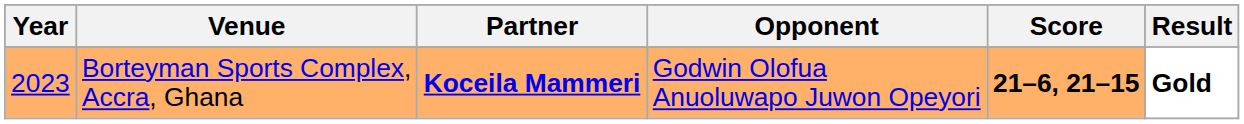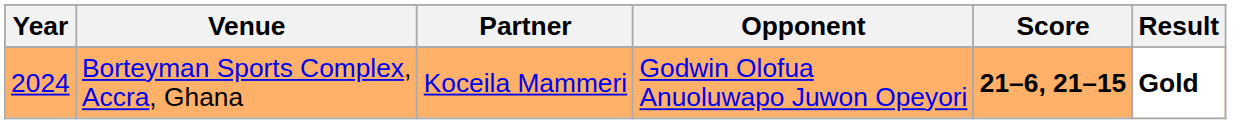(40, 82) 2023 -> (40, 82) 2024
(532, 82) bold -> (525, 82) normal
